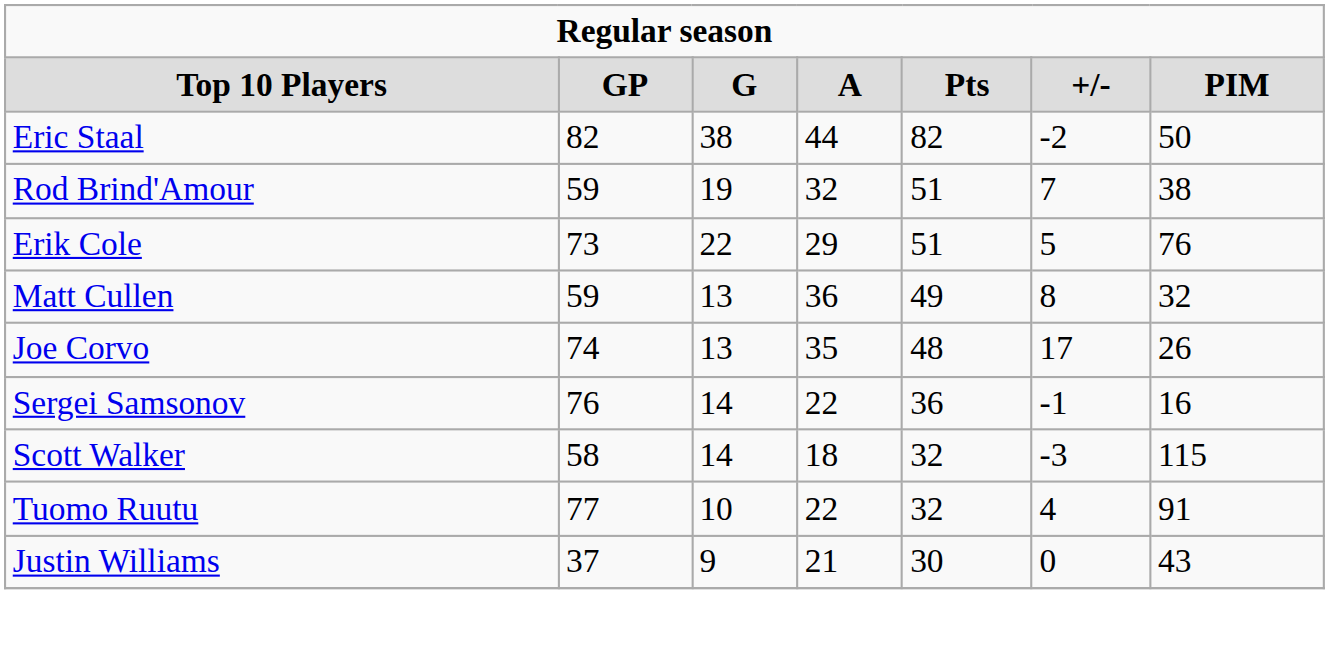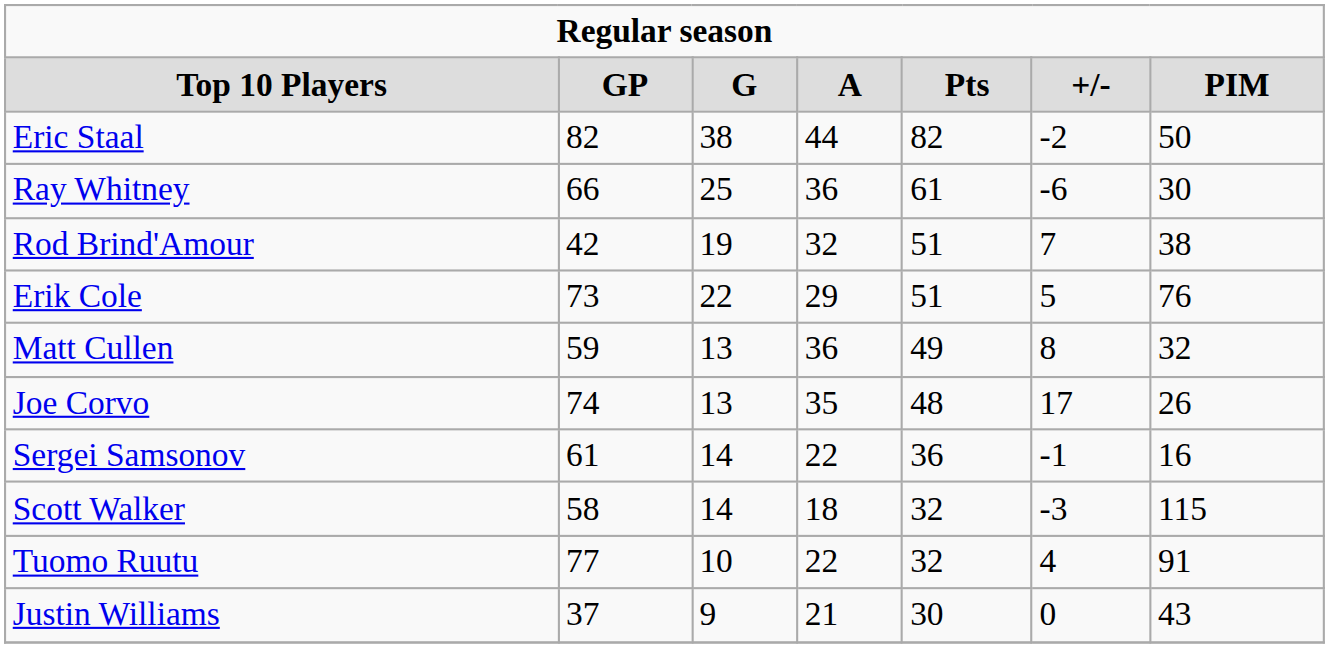+ row: (101, 190)
(583, 190) 59 -> (583, 243) 42
(583, 402) 76 -> (583, 455) 61
